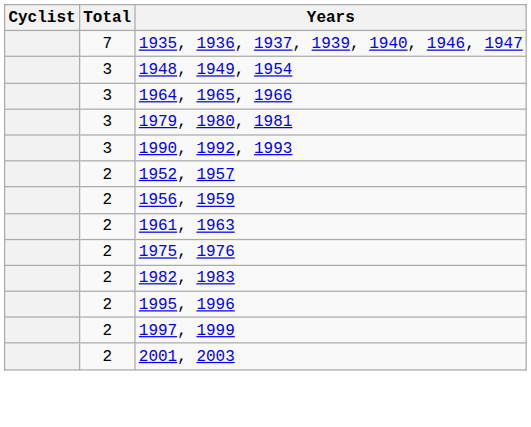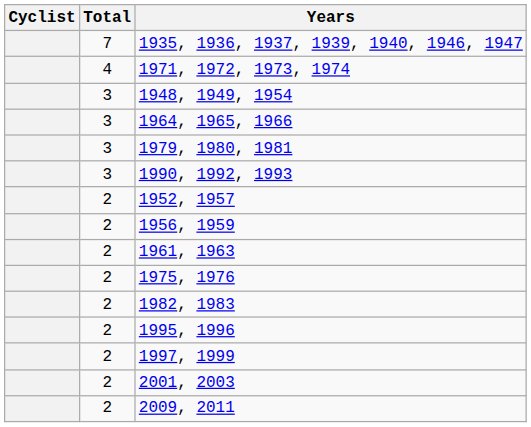+ row: (244, 70)
+ row: (187, 409)
